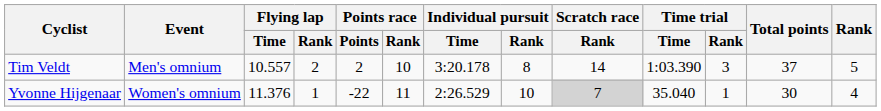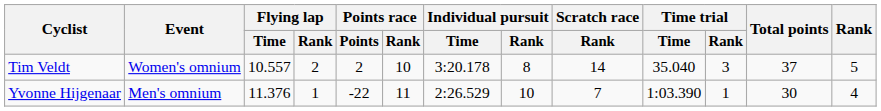(175, 67) Men's omnium -> (185, 67) Women's omnium
(674, 67) 1:03.390 -> (674, 67) 35.040
(185, 93) Women's omnium -> (175, 93) Men's omnium
(598, 93) lightgrey background -> (598, 93) no background
(674, 93) 35.040 -> (674, 93) 1:03.390
